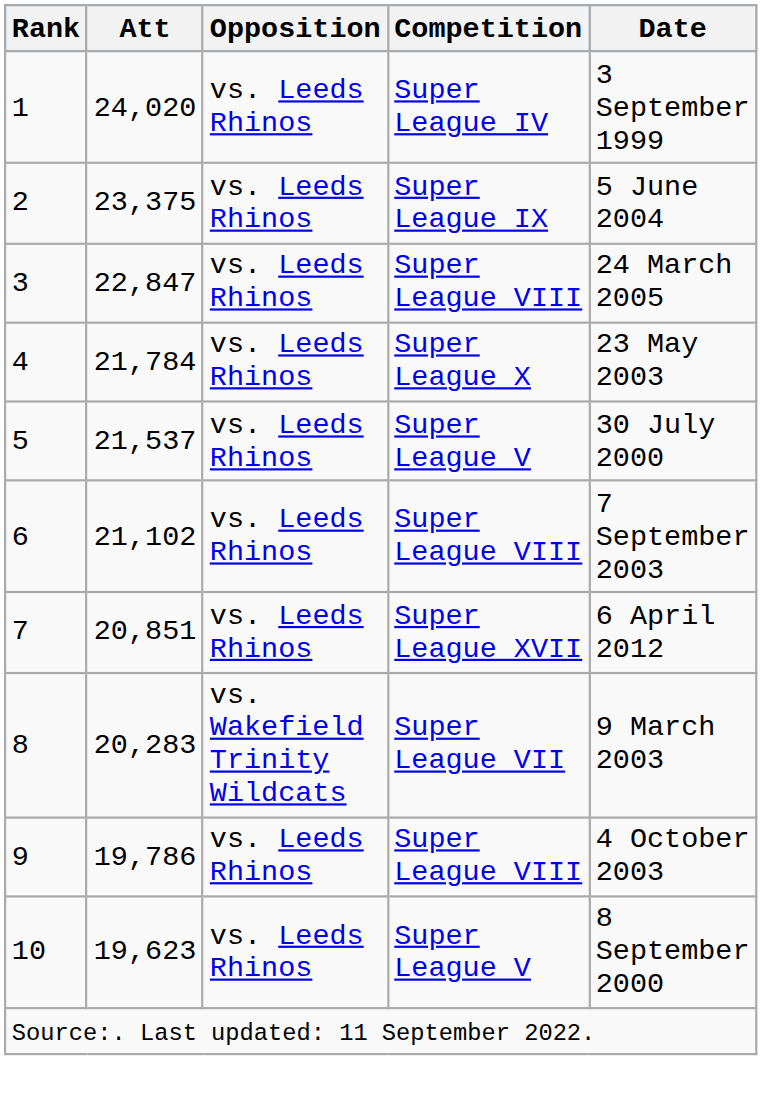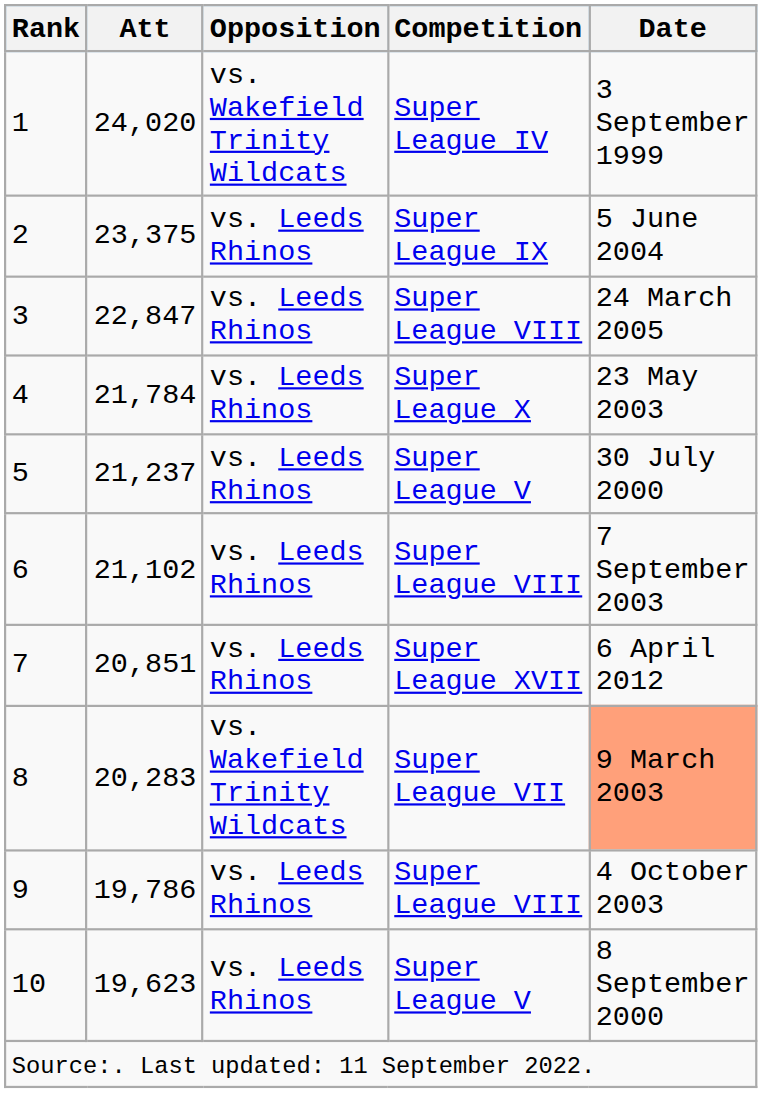(287, 108) vs. Leeds Rhinos -> (287, 124) vs. Wakefield Trinity Wildcats
(145, 441) 21,537 -> (145, 474) 21,237
(656, 744) no background -> (656, 777) lightsalmon background
